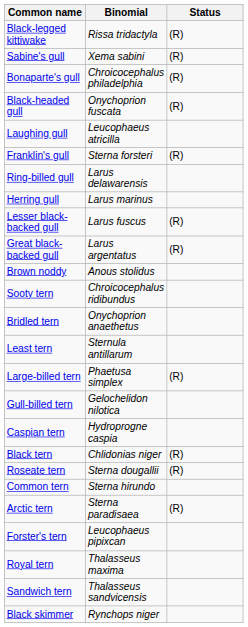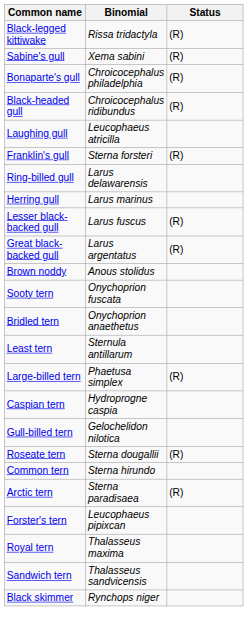(117, 106) Onychoprion fuscata -> (126, 106) Chroicocephalus ridibundus
(126, 293) Chroicocephalus ridibundus -> (117, 293) Onychoprion fuscata
rows swapped: (40, 404) <-> (36, 432)
- row: (29, 454)
